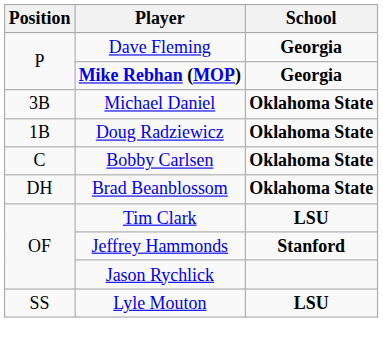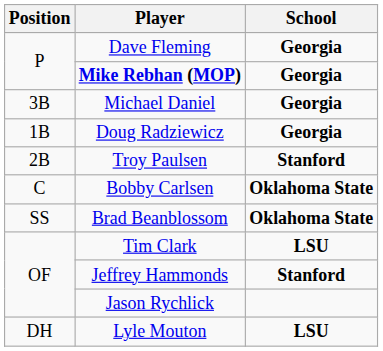(311, 103) Oklahoma State -> (311, 103) Georgia
(311, 132) Oklahoma State -> (311, 132) Georgia
+ row: (160, 160)
(40, 189) DH -> (40, 217) SS
(40, 302) SS -> (40, 331) DH
